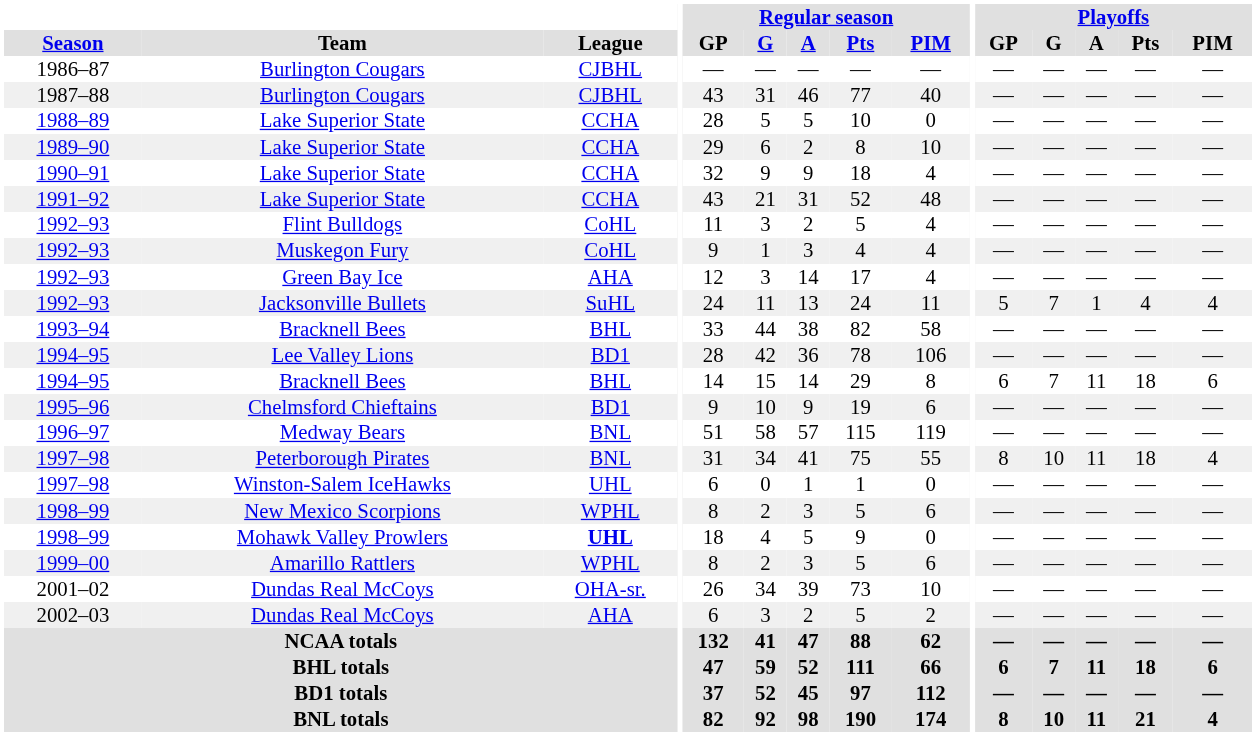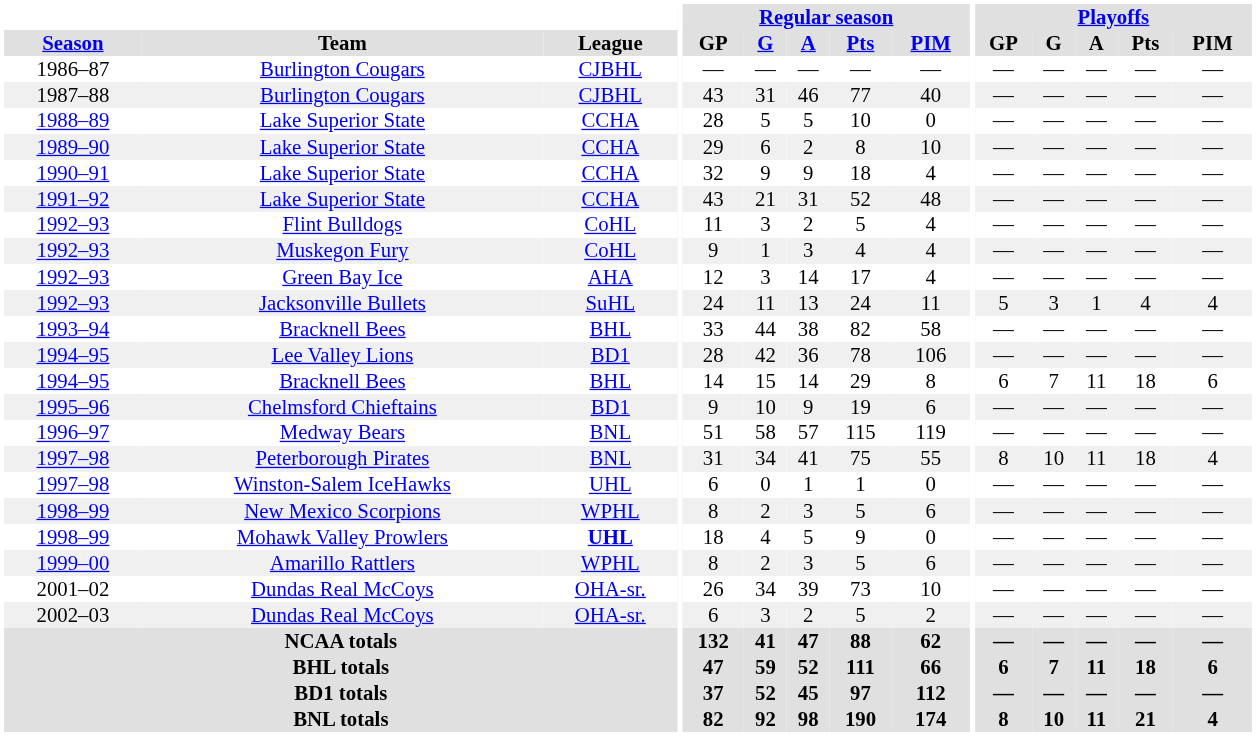(1054, 302) 7 -> (1054, 302) 3
(610, 614) AHA -> (610, 614) OHA-sr.
